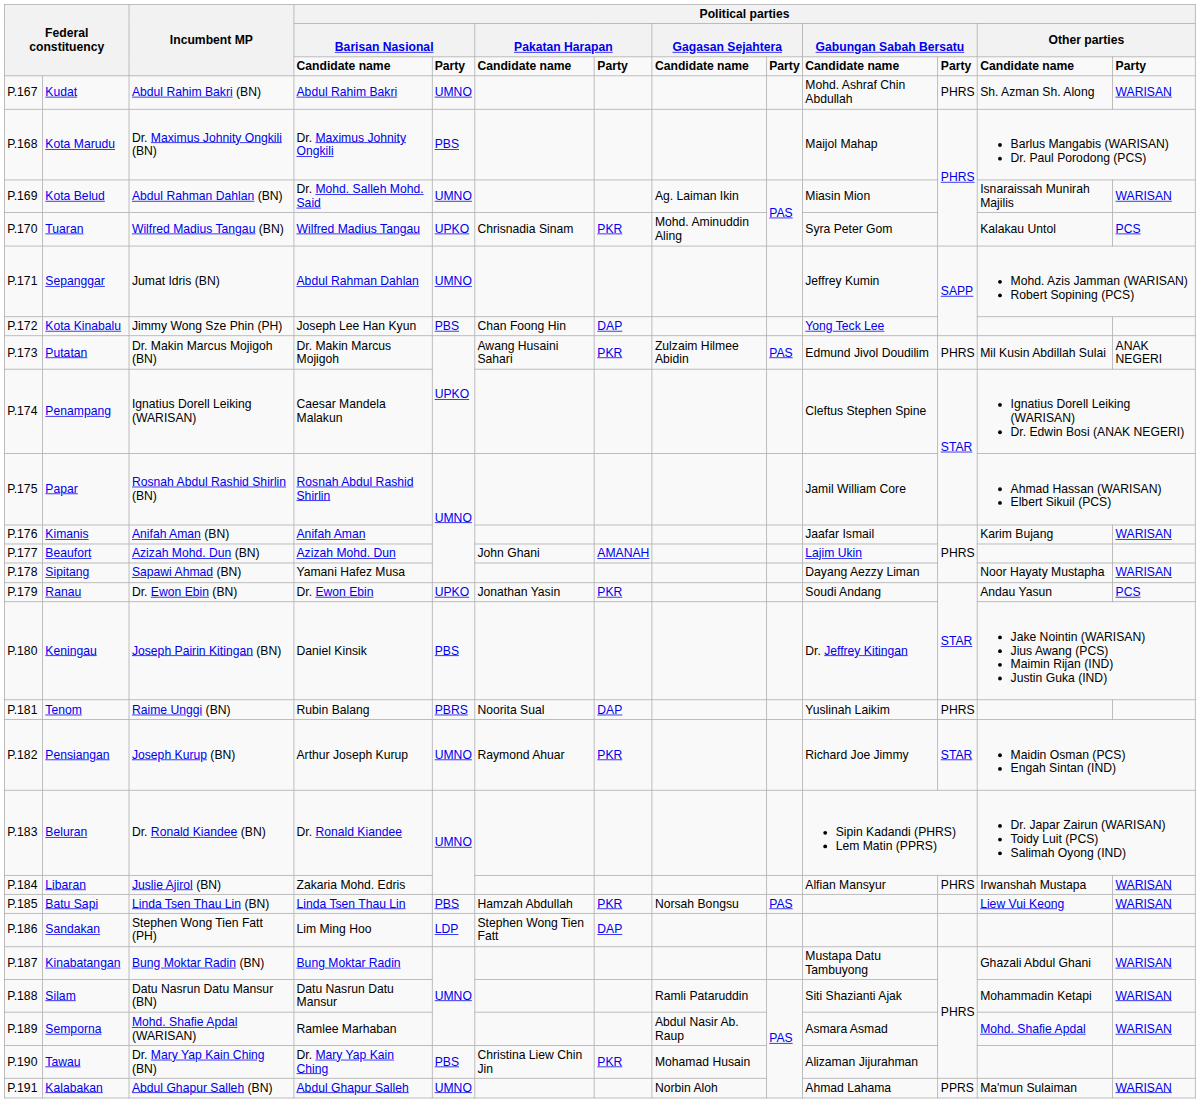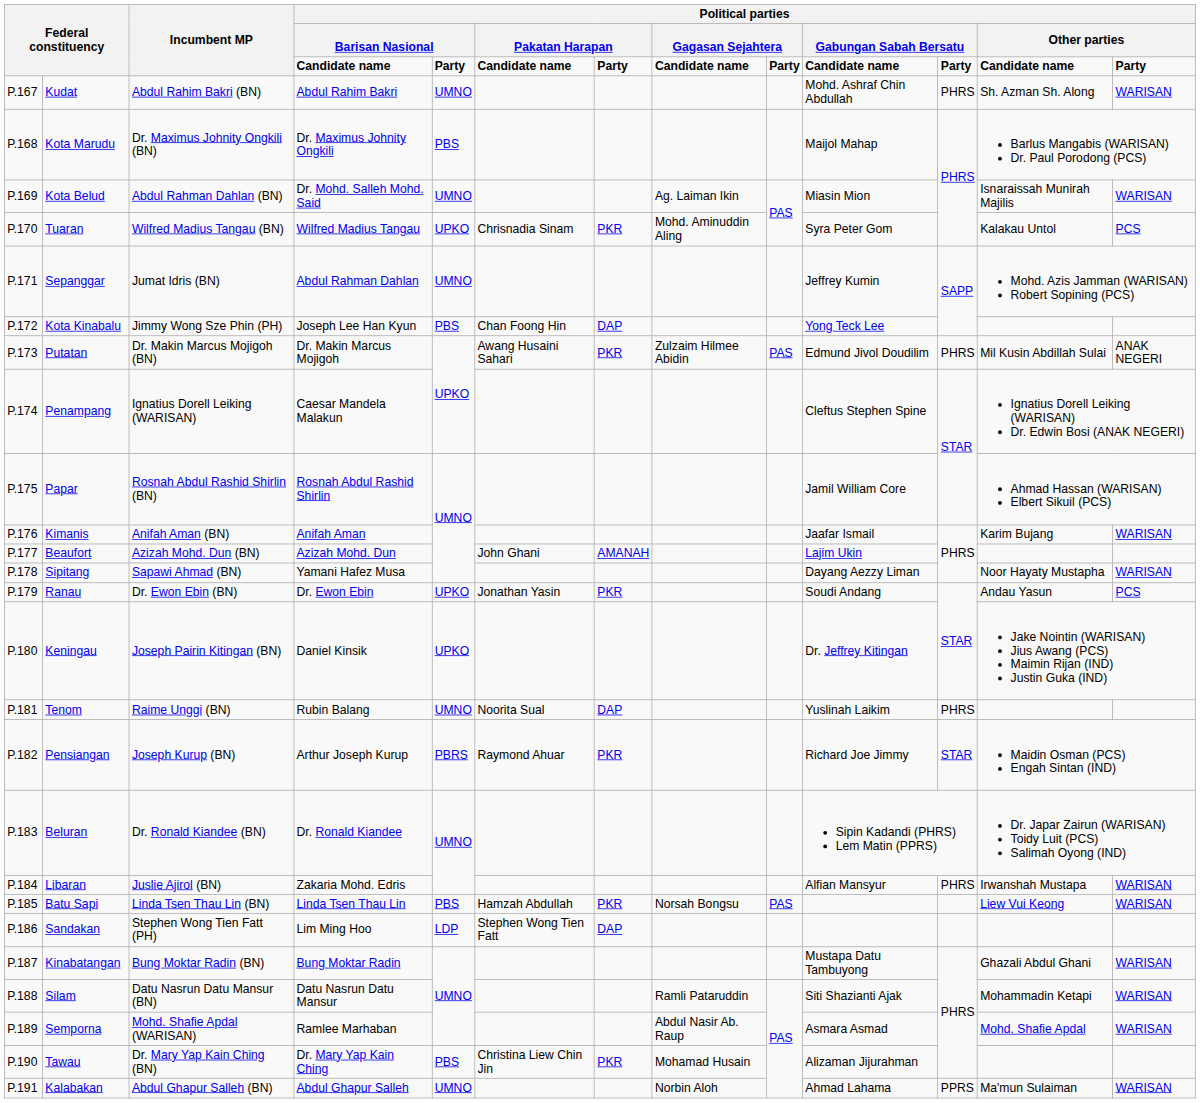(447, 651) PBS -> (452, 651) UPKO
(451, 709) PBRS -> (453, 709) UMNO
(453, 754) UMNO -> (451, 754) PBRS
